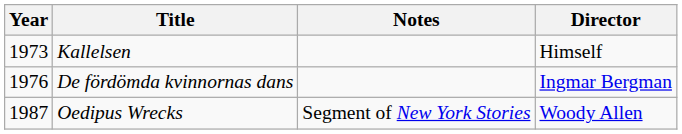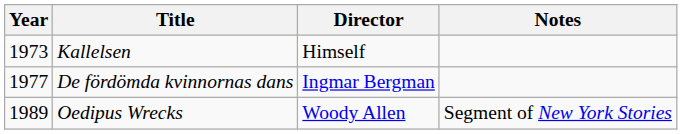columns swapped: (606, 19) <-> (416, 19)
(29, 81) 1976 -> (29, 81) 1977
(29, 112) 1987 -> (29, 112) 1989
